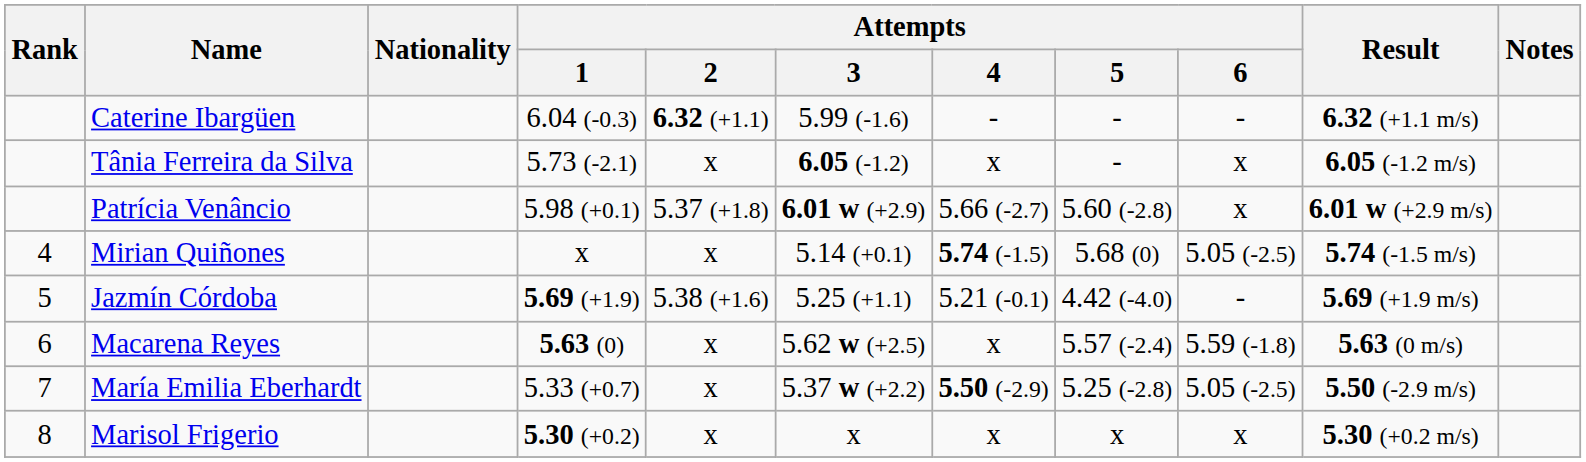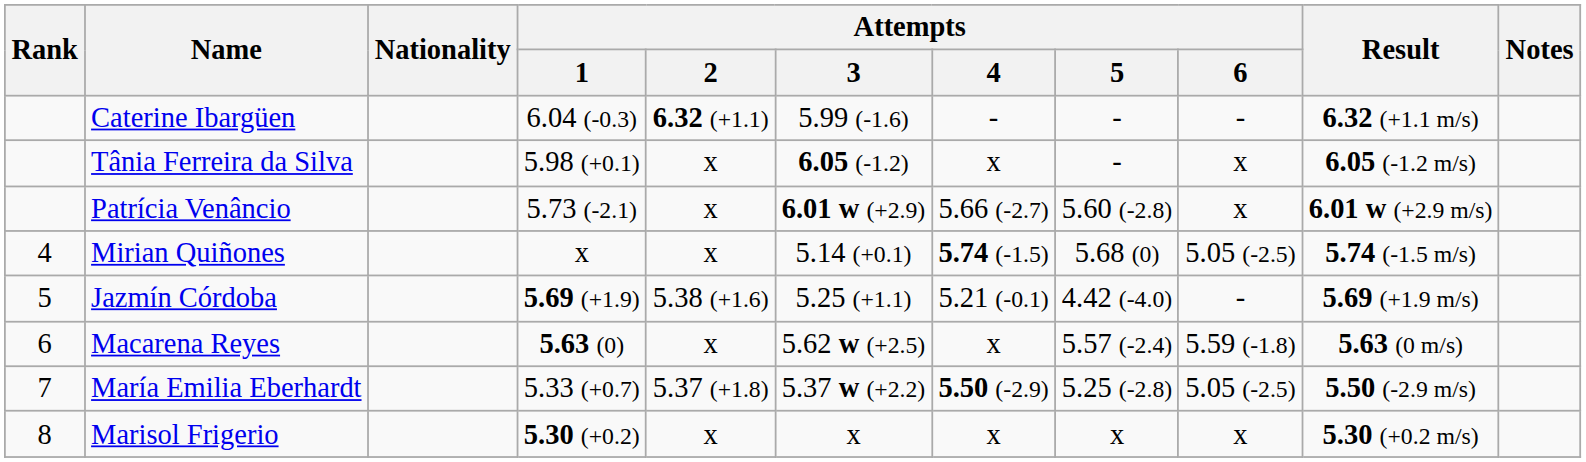(582, 162) 5.73 (-2.1) -> (582, 162) 5.98 (+0.1)
(582, 207) 5.98 (+0.1) -> (582, 207) 5.73 (-2.1)
(711, 207) 5.37 (+1.8) -> (711, 207) x
(711, 388) x -> (711, 388) 5.37 (+1.8)
